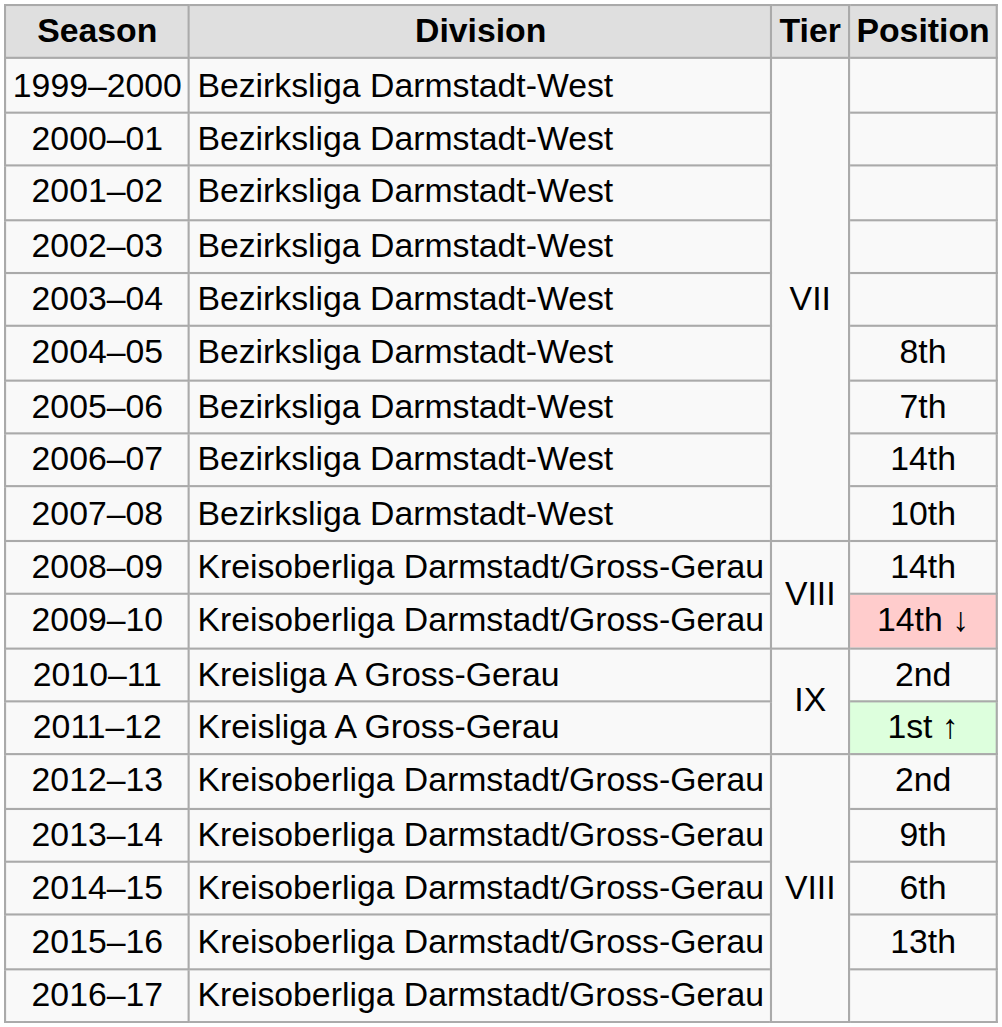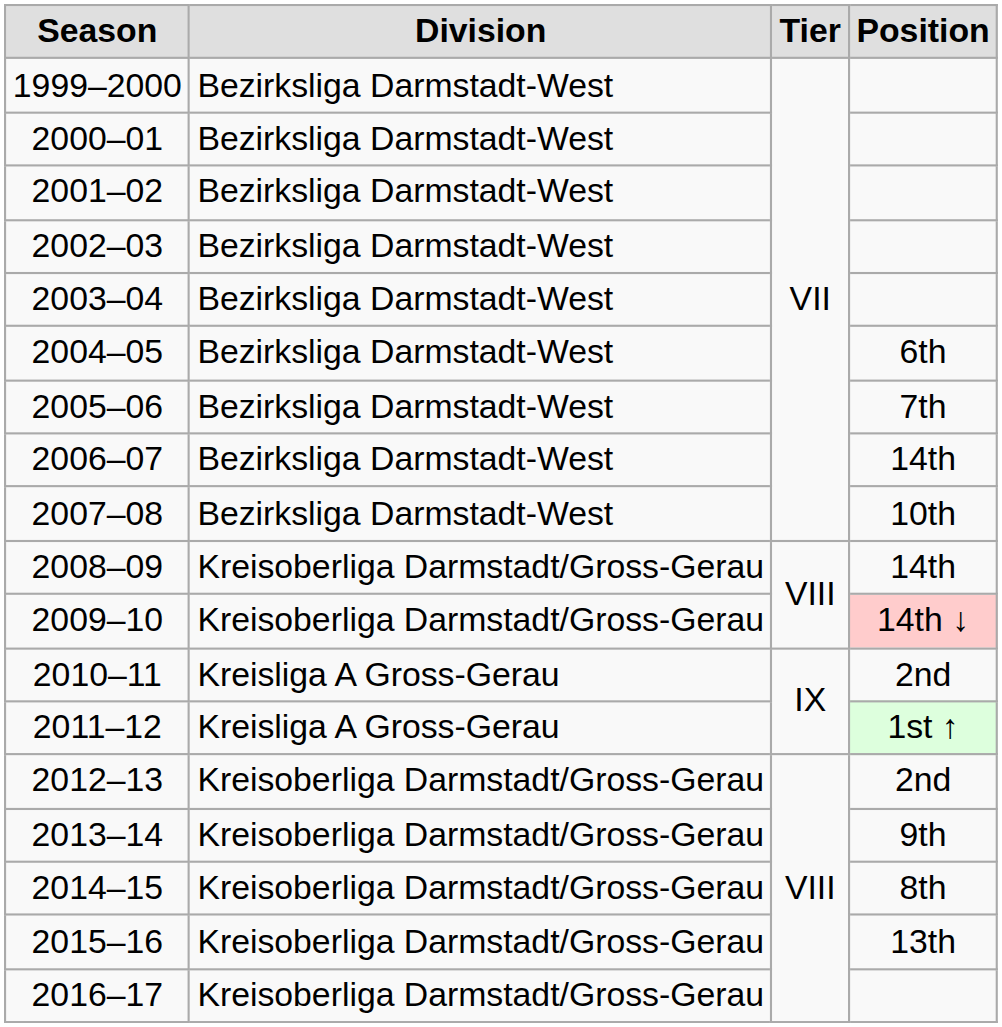(923, 352) 8th -> (923, 352) 6th
(923, 887) 6th -> (923, 887) 8th
